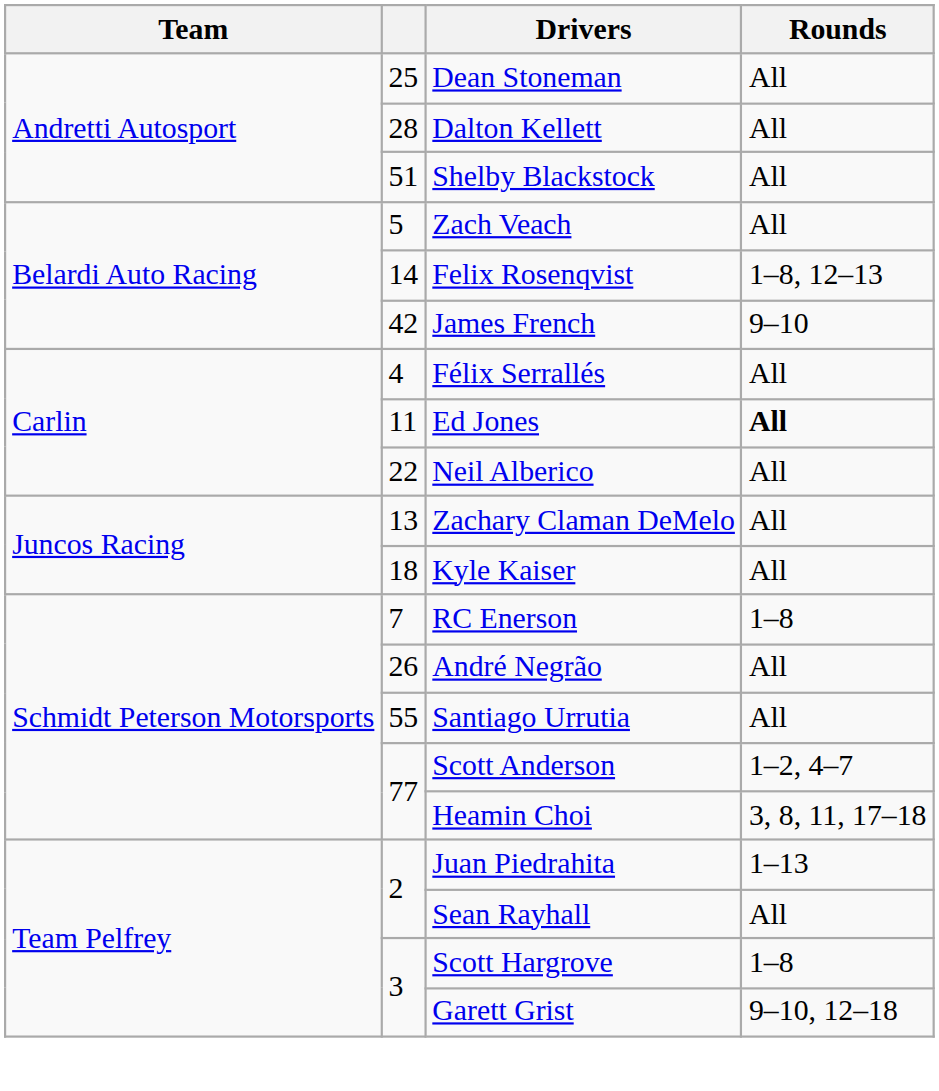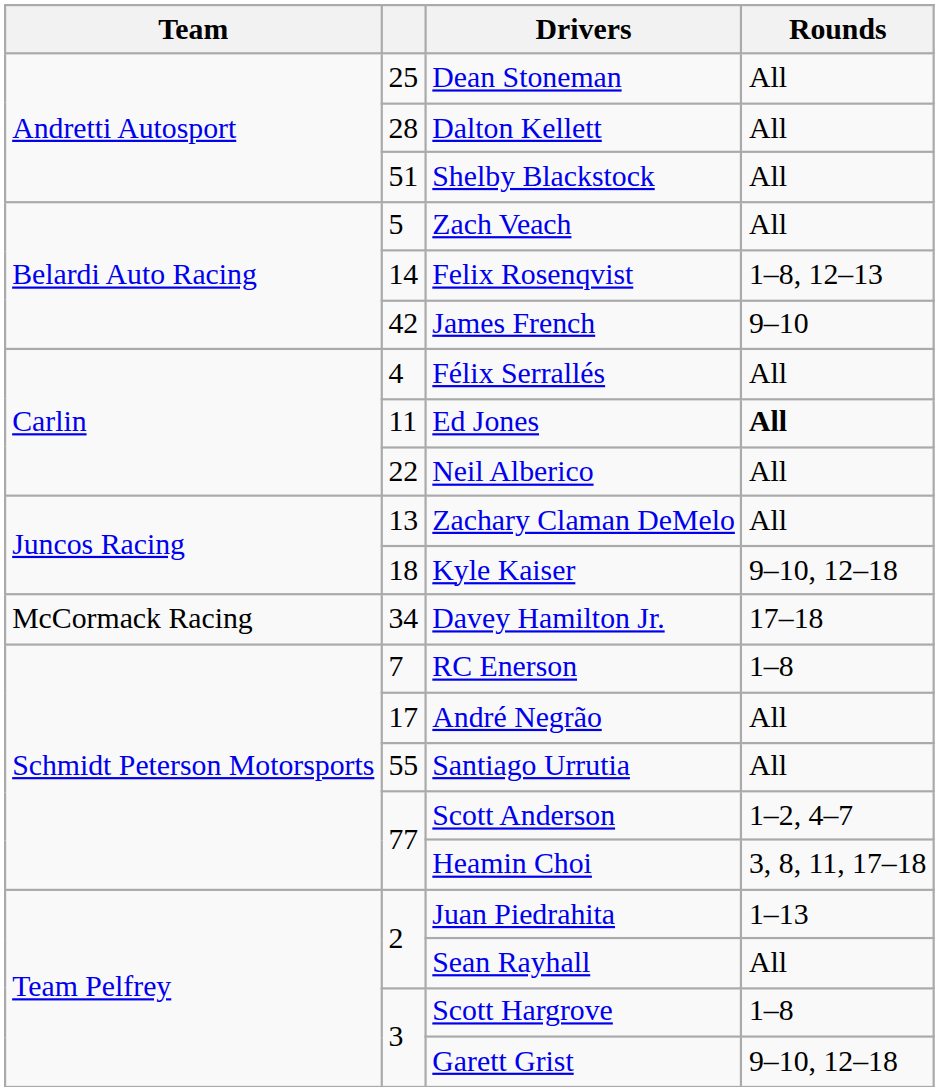(768, 569) All -> (823, 569) 9–10, 12–18
+ row: (548, 618)
(403, 667) 26 -> (403, 716) 17
